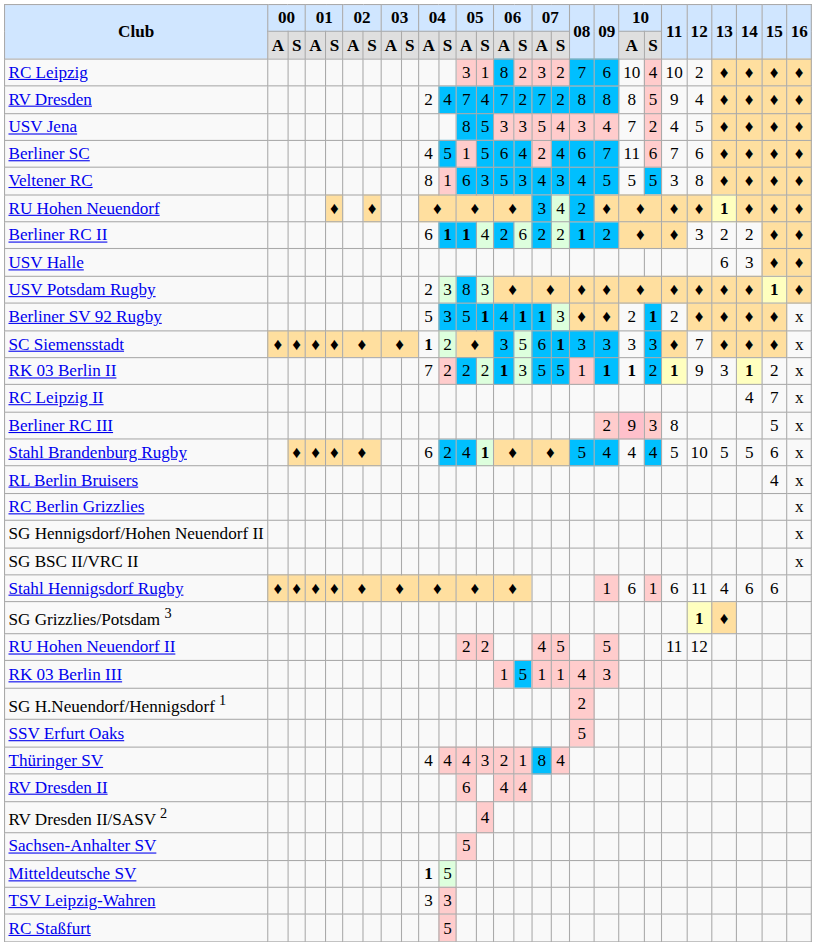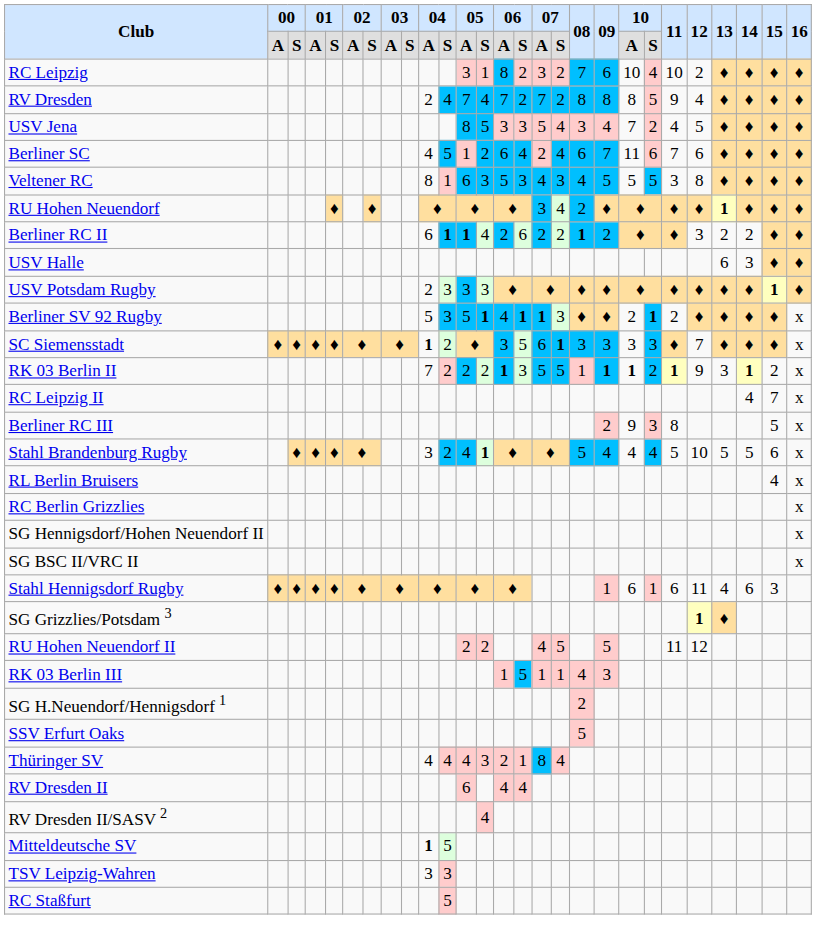(485, 153) 5 -> (485, 153) 2
(466, 289) 8 -> (466, 289) 3
(632, 425) pink background -> (632, 425) no background
(429, 452) 6 -> (429, 452) 3
(774, 588) 6 -> (774, 588) 3
- row: (82, 846)
